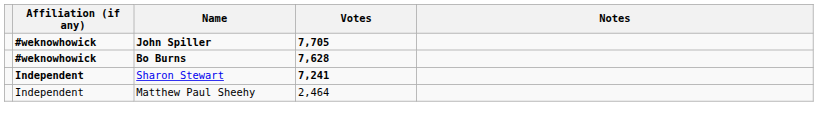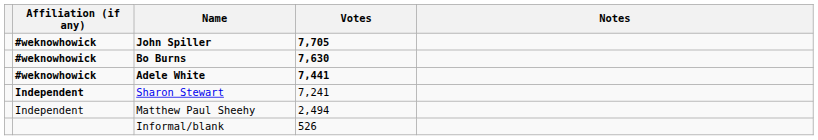(314, 59) 7,628 -> (314, 59) 7,630
+ row: (171, 76)
(314, 76) bold -> (314, 93) normal
(314, 93) 2,464 -> (314, 110) 2,494
+ row: (180, 127)
